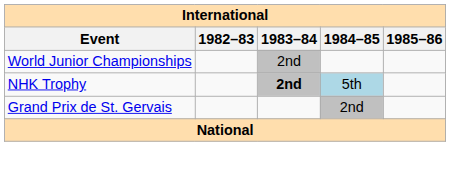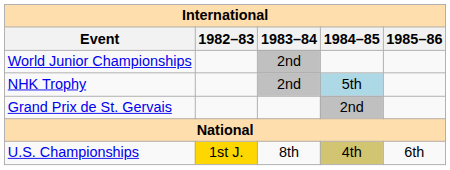(289, 84) bold -> (289, 84) normal
+ row: (73, 152)
